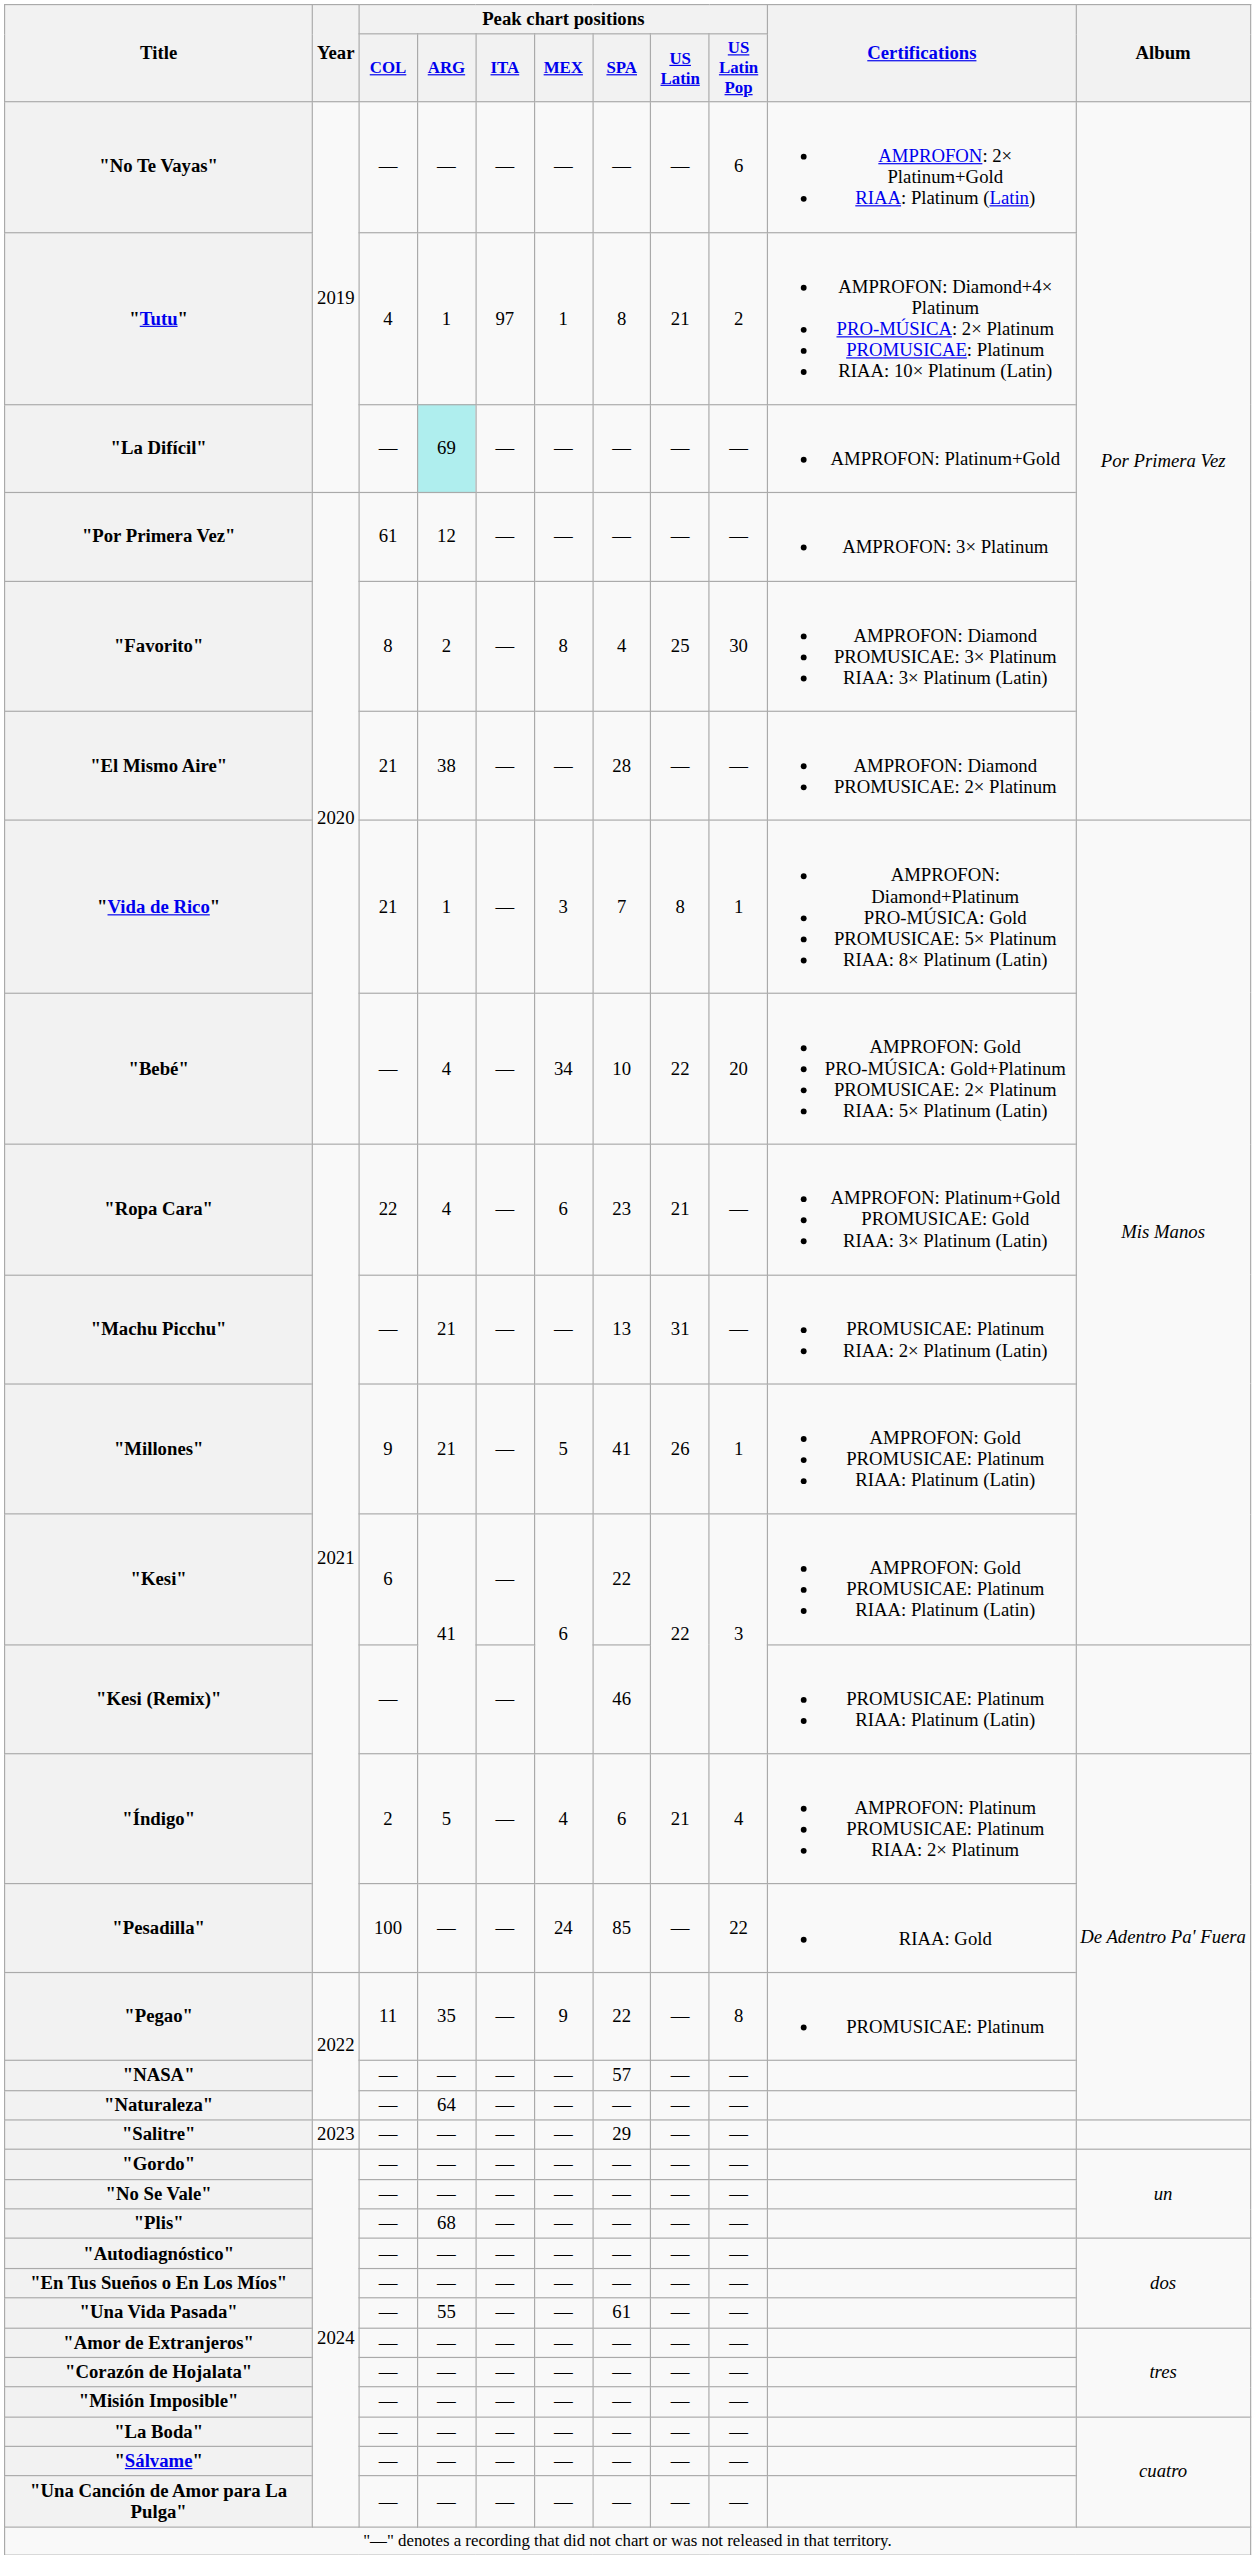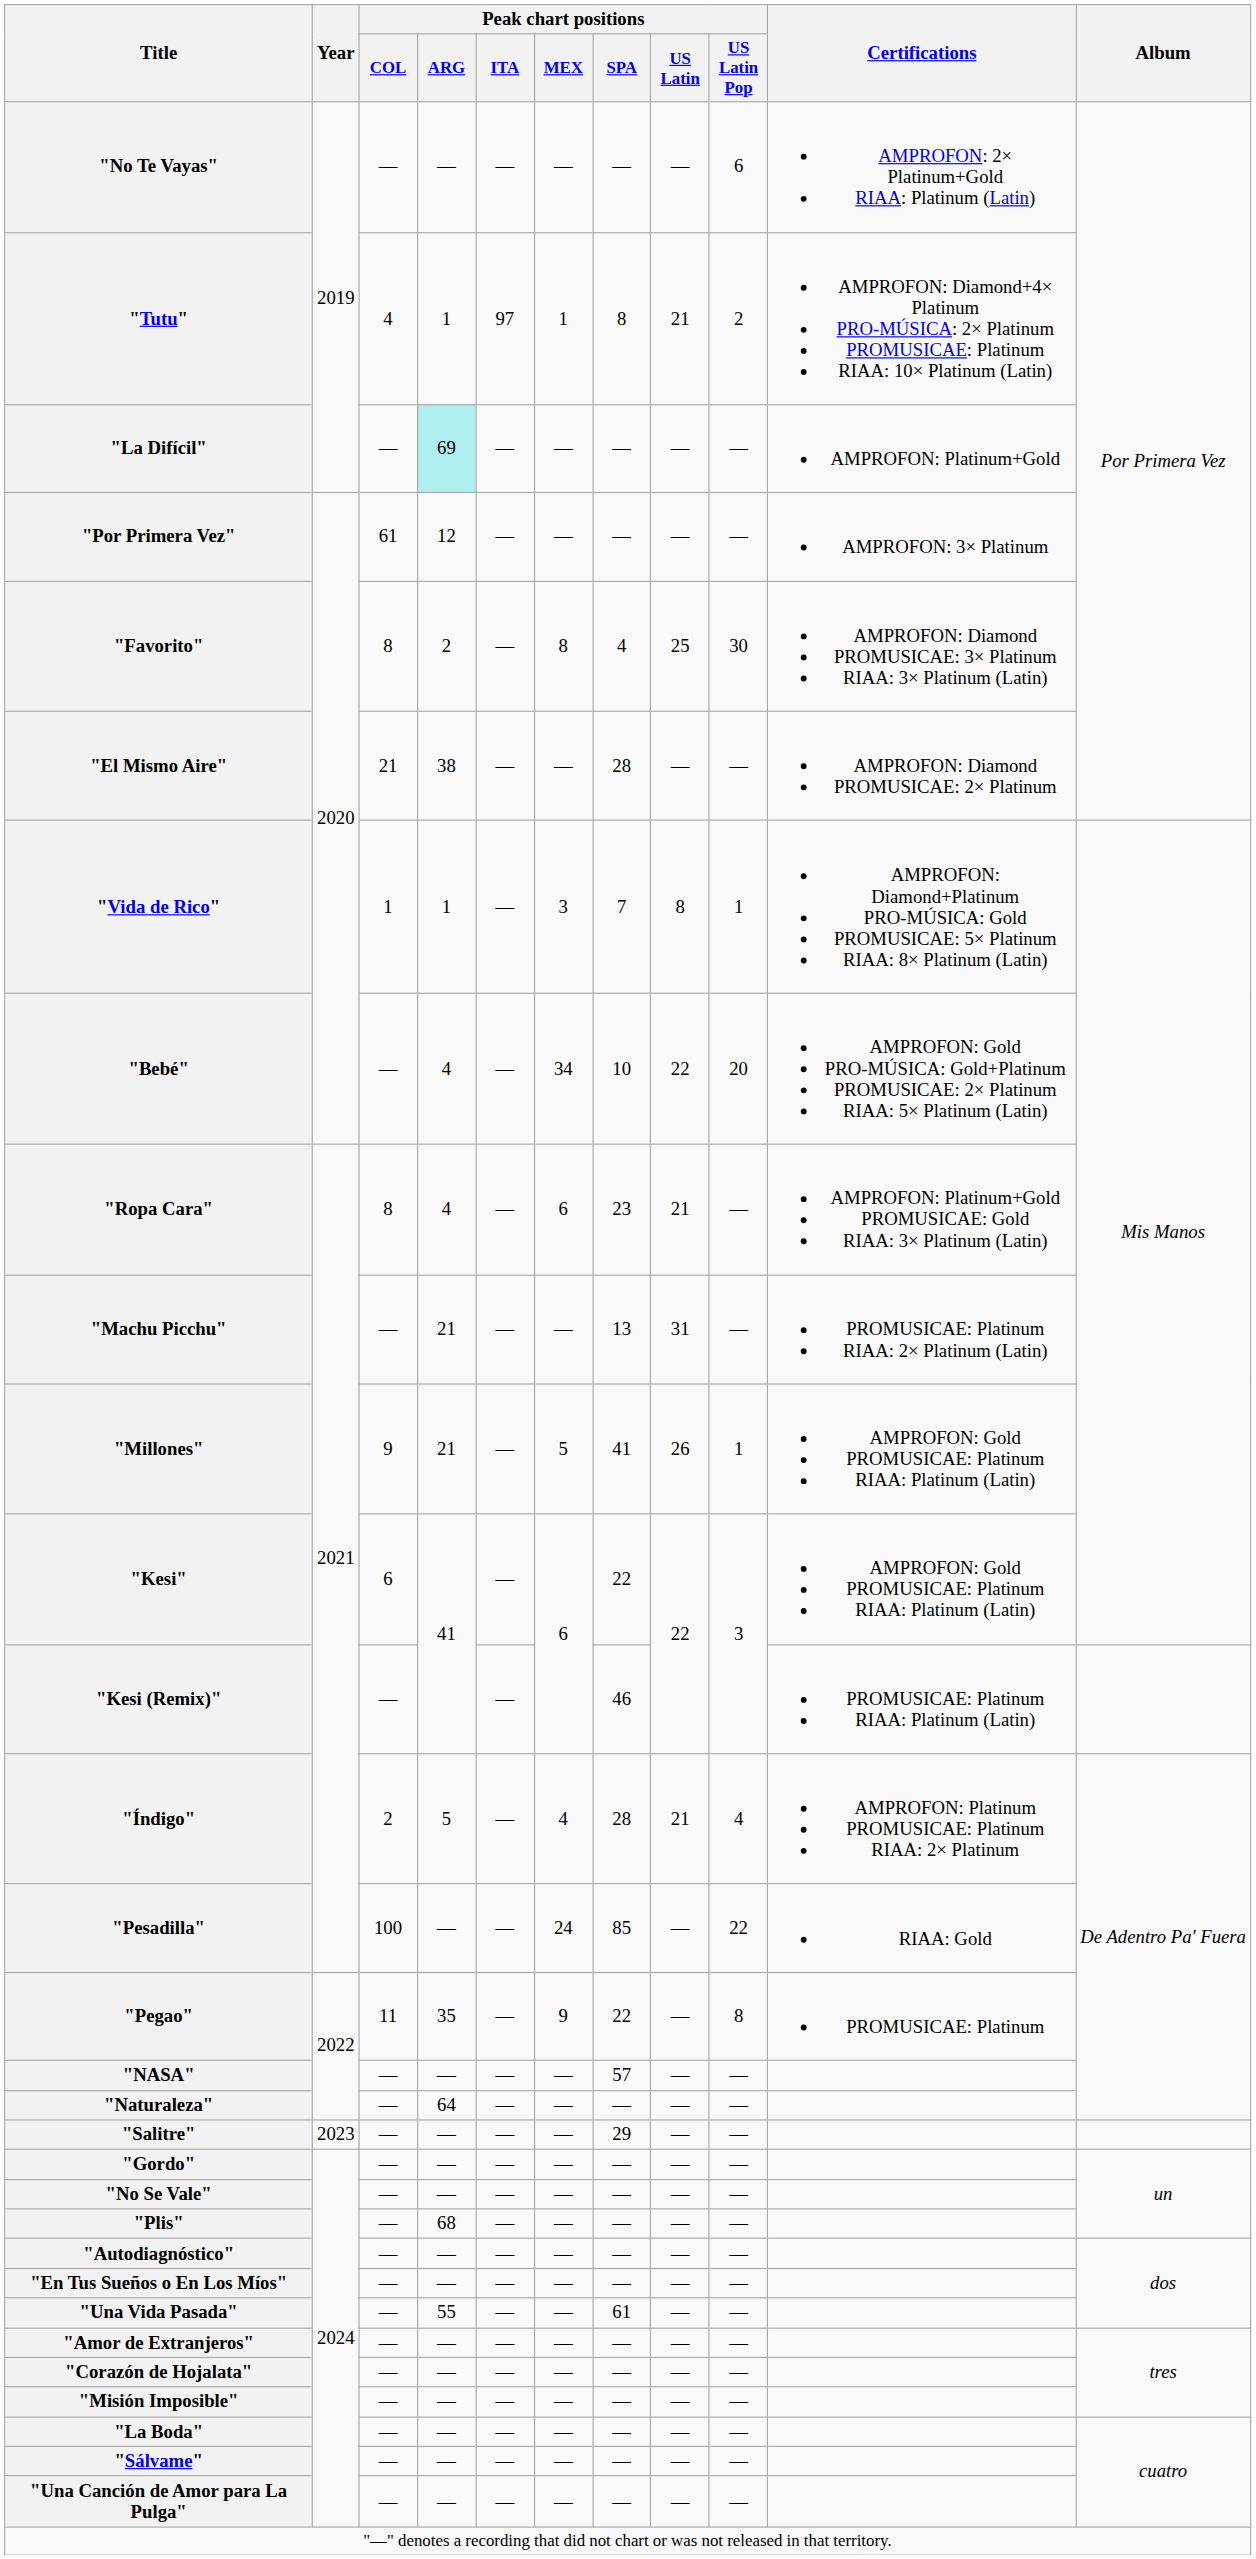(388, 906) 21 -> (388, 906) 1
(388, 1209) 22 -> (388, 1209) 8
(622, 1818) 6 -> (622, 1818) 28
